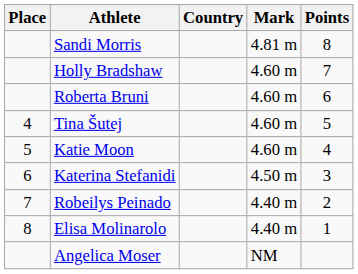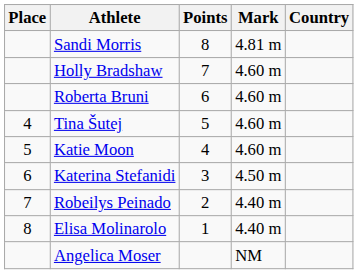columns swapped: (213, 17) <-> (327, 17)
